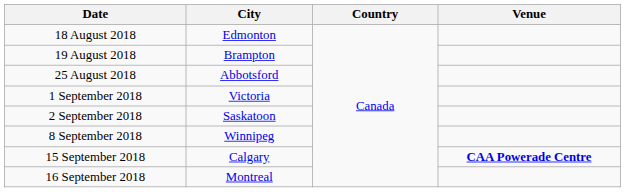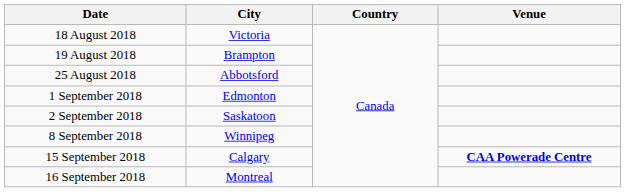(249, 34) Edmonton -> (249, 34) Victoria
(249, 95) Victoria -> (249, 95) Edmonton
